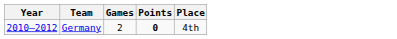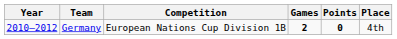+ column: (196, 12)
(120, 27) normal -> (305, 27) bold
